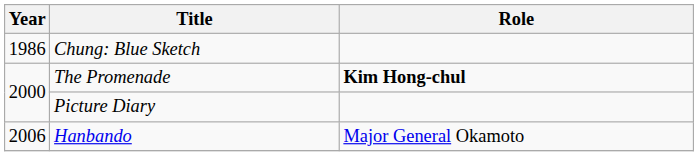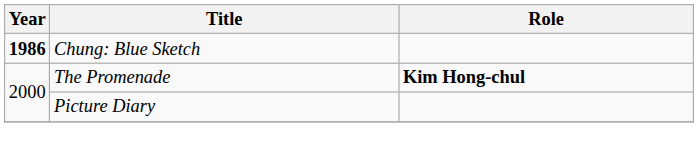(27, 48) normal -> (27, 48) bold
- row: (93, 135)
